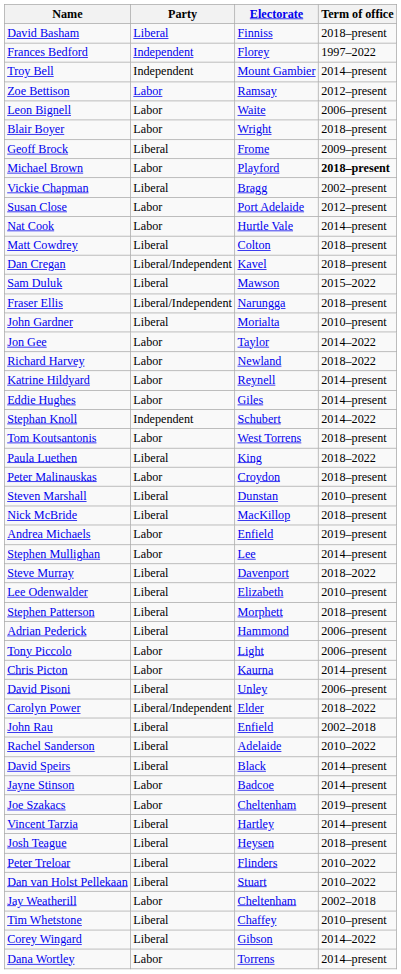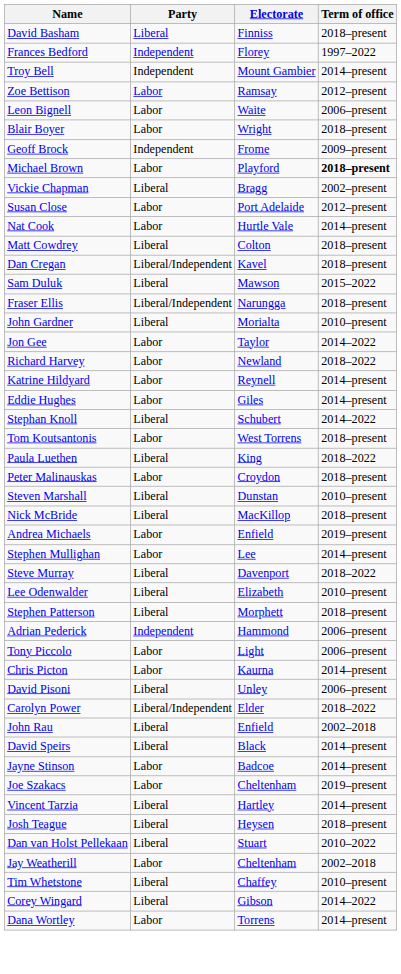(151, 149) Liberal -> (163, 149) Independent
(163, 419) Independent -> (151, 419) Liberal
(151, 631) Liberal -> (163, 631) Independent
- row: (51, 746)
- row: (39, 862)
